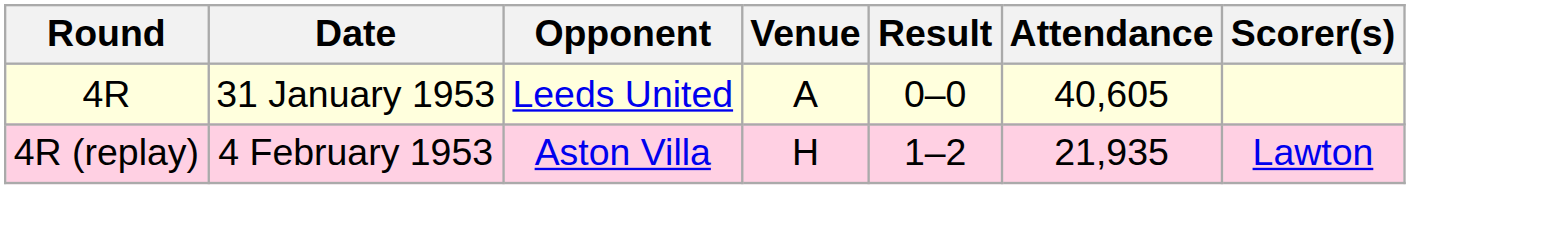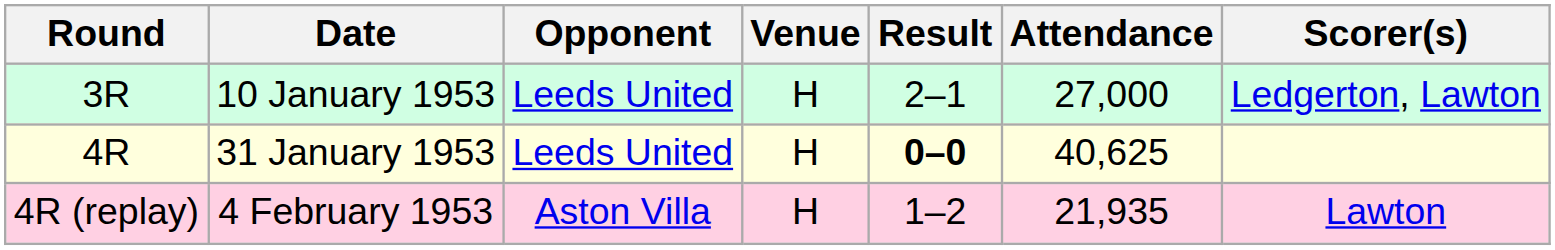+ row: (356, 93)
(806, 93) A -> (805, 152) H
(935, 93) normal -> (935, 152) bold
(1112, 93) 40,605 -> (1112, 152) 40,625
